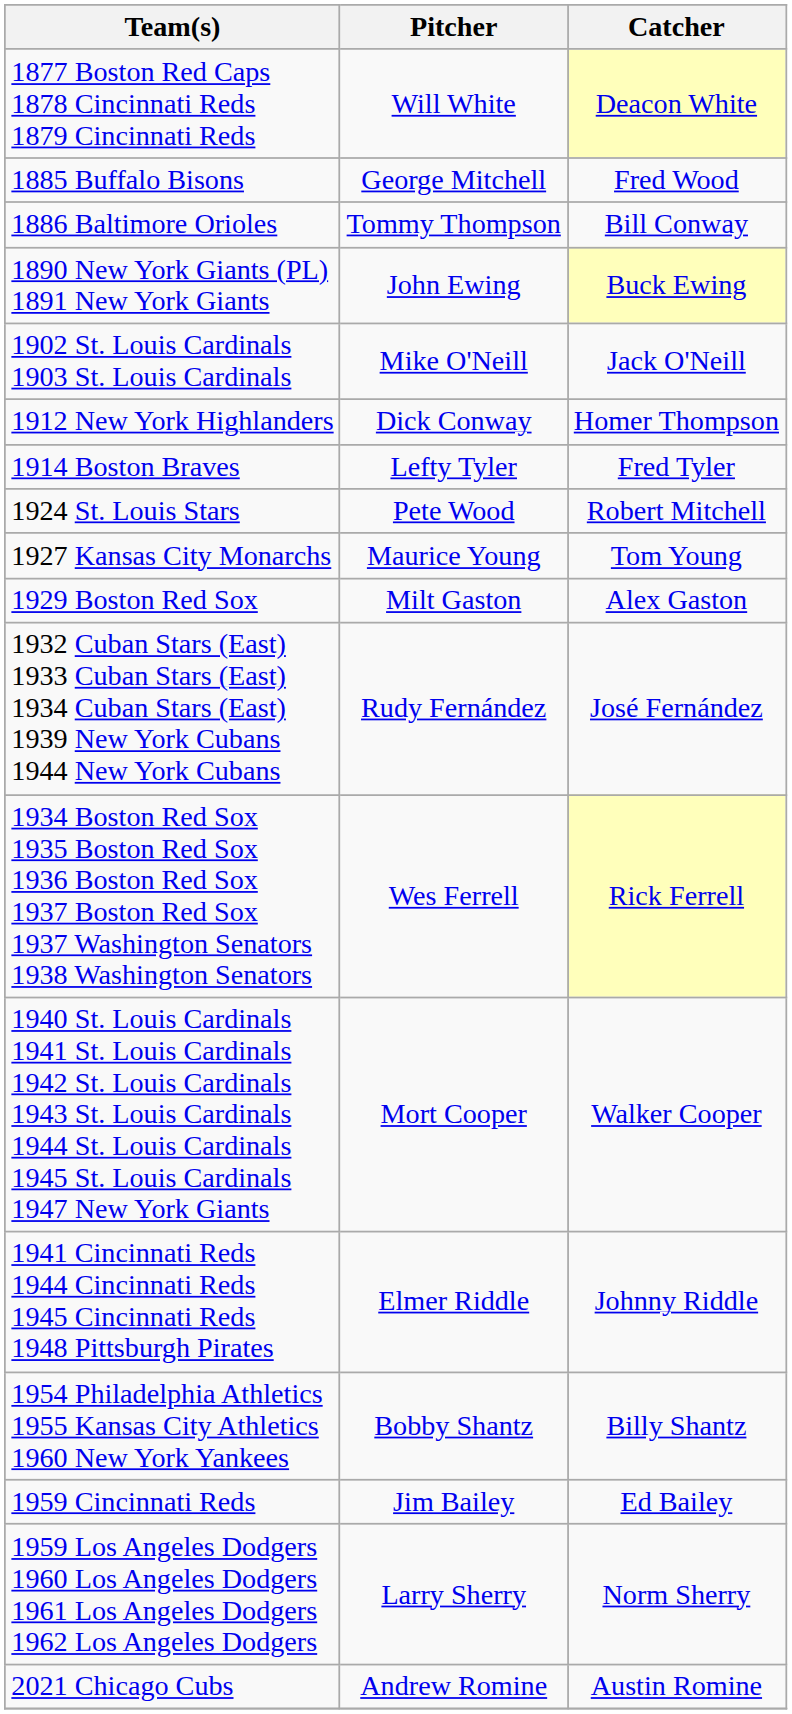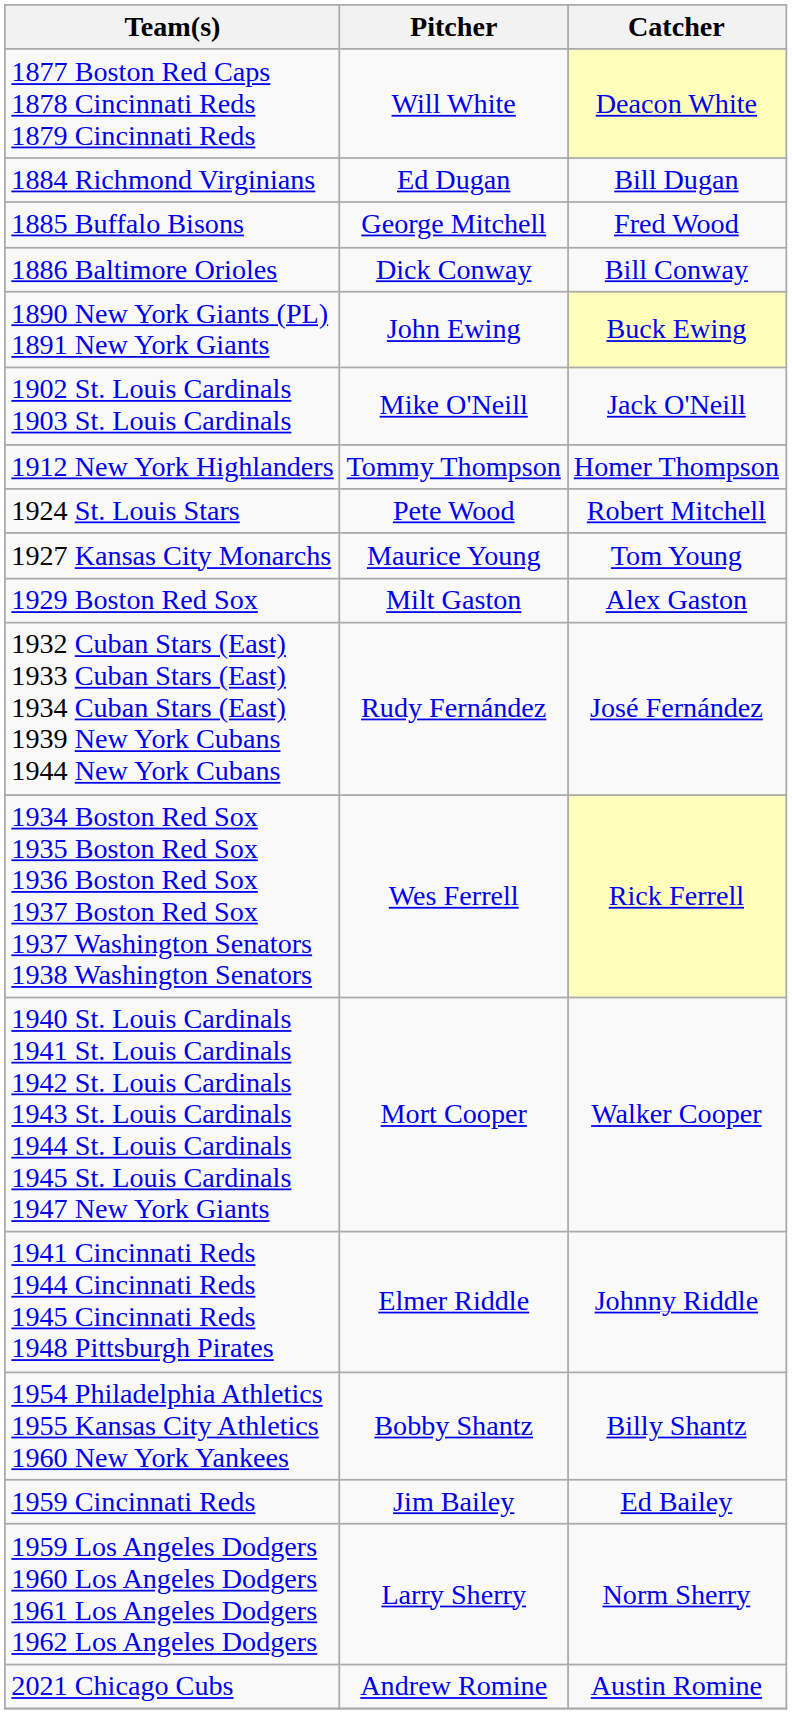+ row: (163, 179)
(454, 224) Tommy Thompson -> (454, 268) Dick Conway
(454, 421) Dick Conway -> (454, 466) Tommy Thompson
- row: (126, 466)
